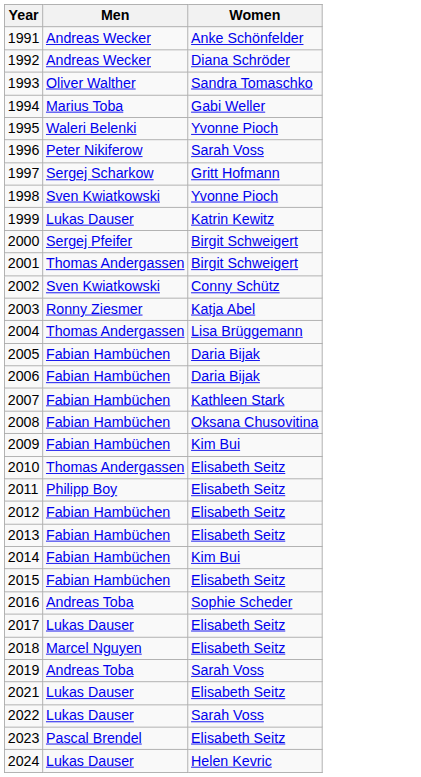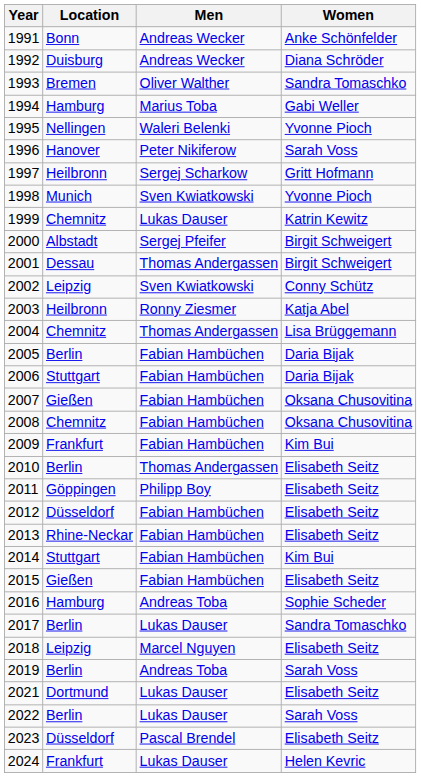+ column: (89, 15)
(238, 399) Kathleen Stark -> (348, 399) Oksana Chusovitina
(238, 625) Elisabeth Seitz -> (346, 625) Sandra Tomaschko
